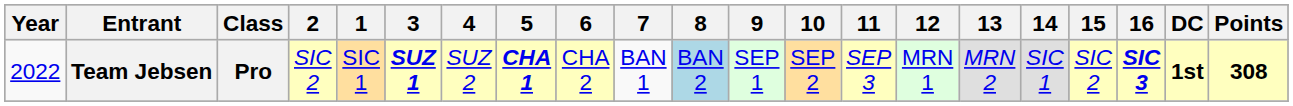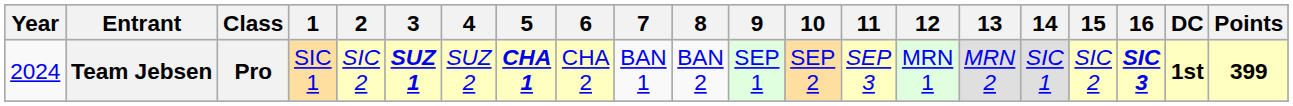columns swapped: (361, 22) <-> (313, 22)
(35, 70) 2022 -> (35, 70) 2024
(700, 70) lightblue background -> (700, 70) no background
(1249, 70) 308 -> (1249, 70) 399
